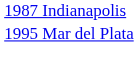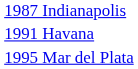+ row: (49, 34)
